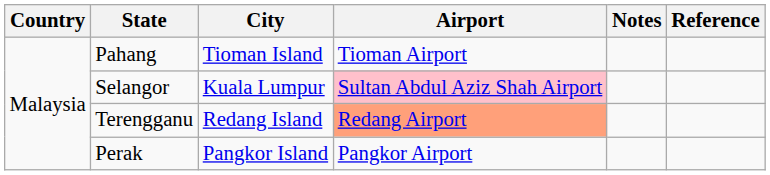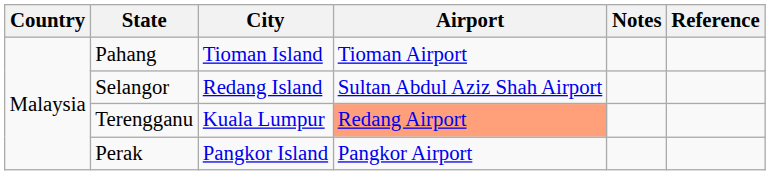(264, 86) Kuala Lumpur -> (263, 86) Redang Island
(470, 86) pink background -> (470, 86) no background
(263, 119) Redang Island -> (264, 119) Kuala Lumpur
